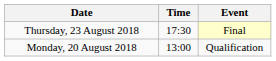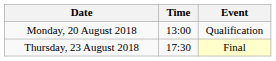rows swapped: (82, 47) <-> (82, 30)
